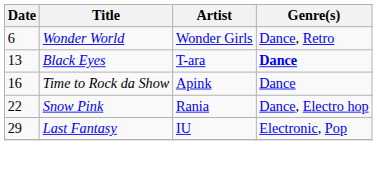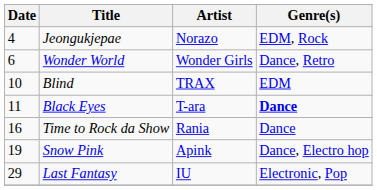+ row: (82, 38)
+ row: (58, 83)
(15, 60) 13 -> (15, 106) 11
(194, 83) Apink -> (193, 128) Rania
(15, 106) 22 -> (15, 151) 19
(193, 106) Rania -> (194, 151) Apink
